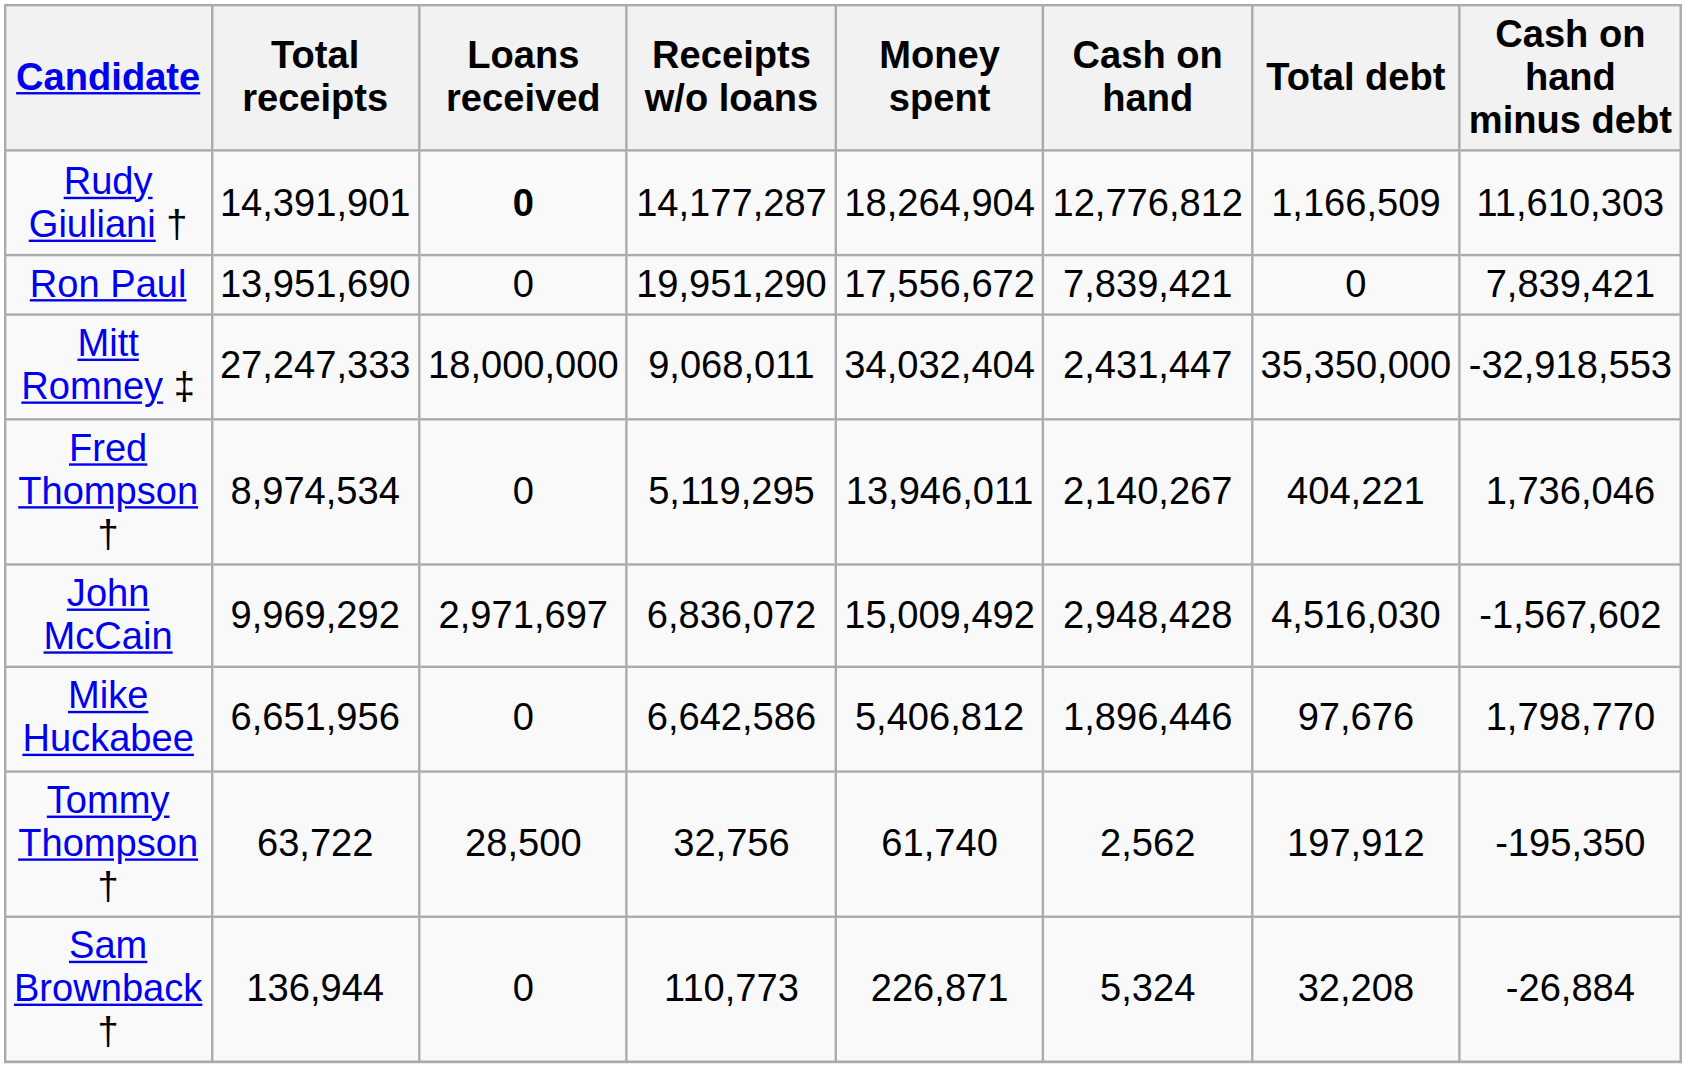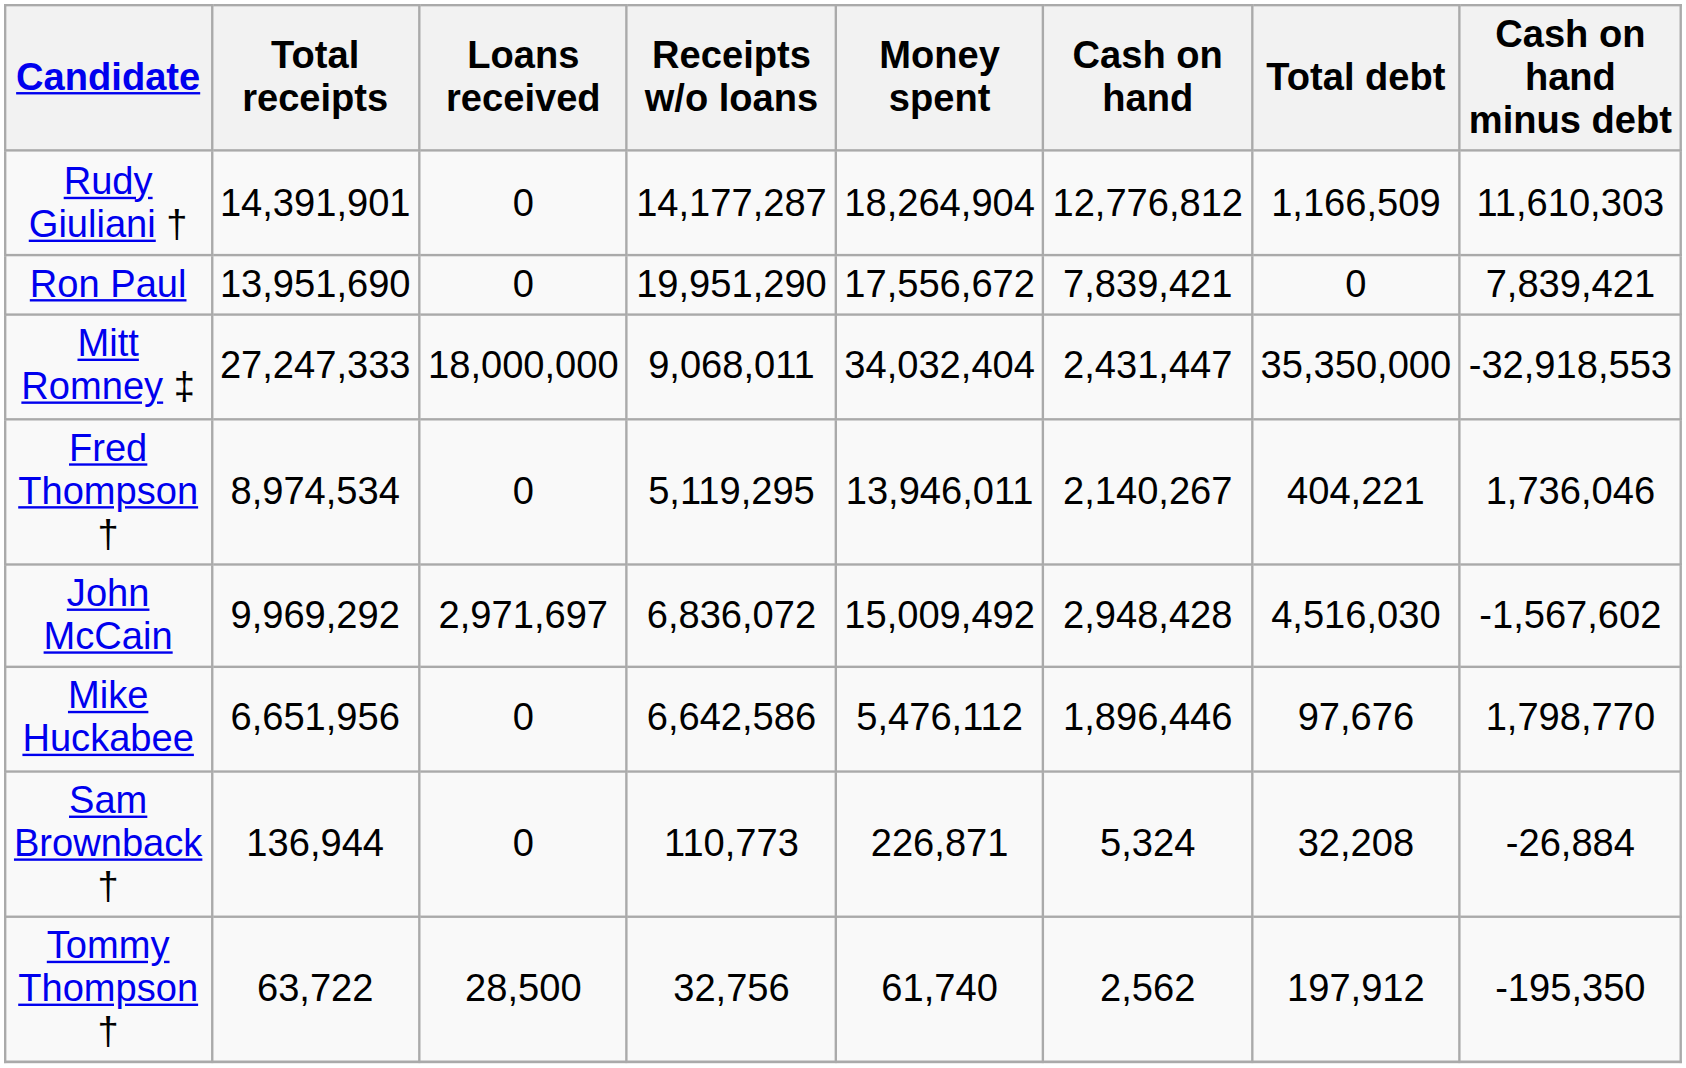(523, 202) bold -> (523, 202) normal
(940, 718) 5,406,812 -> (940, 718) 5,476,112
rows swapped: (108, 989) <-> (108, 843)
